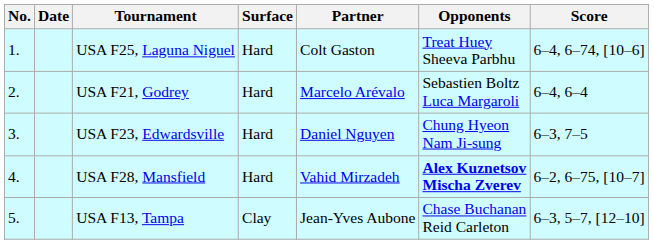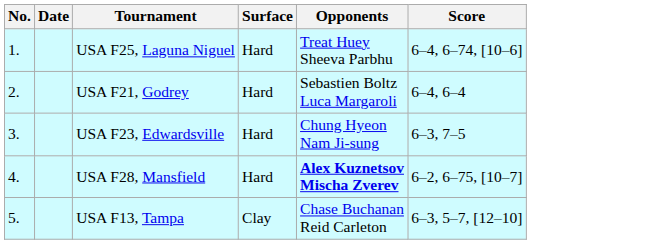- column: (358, 16)
